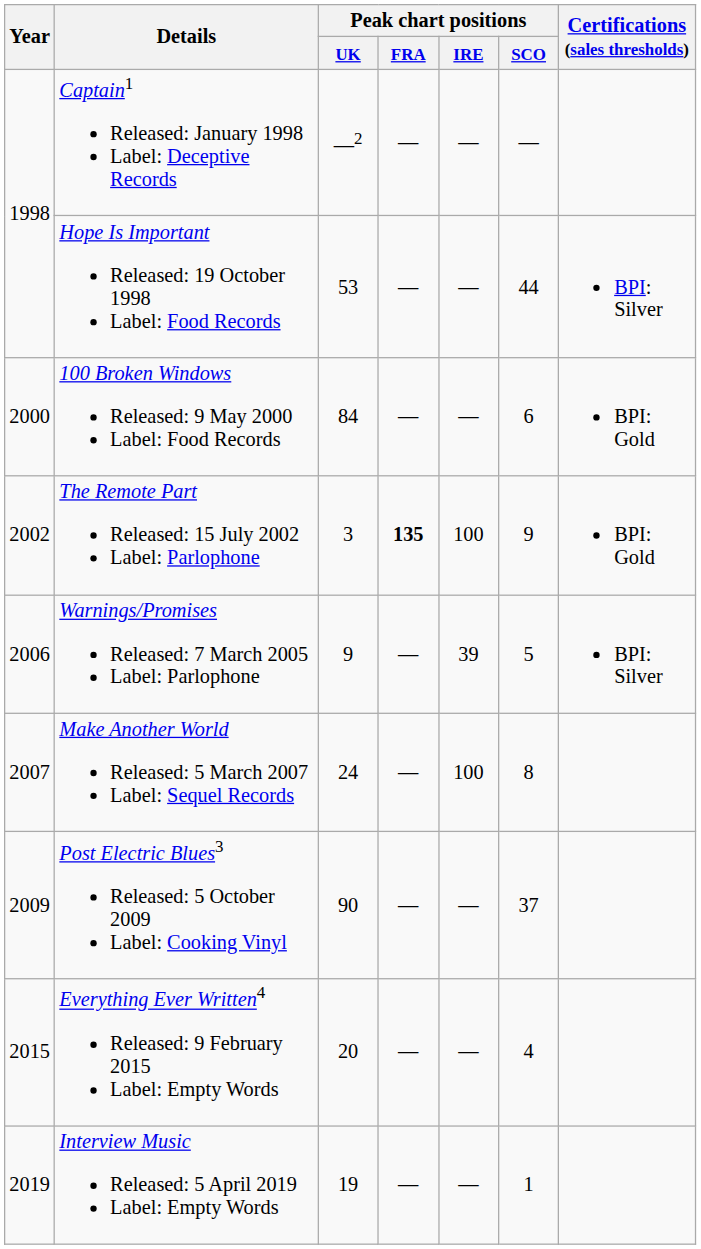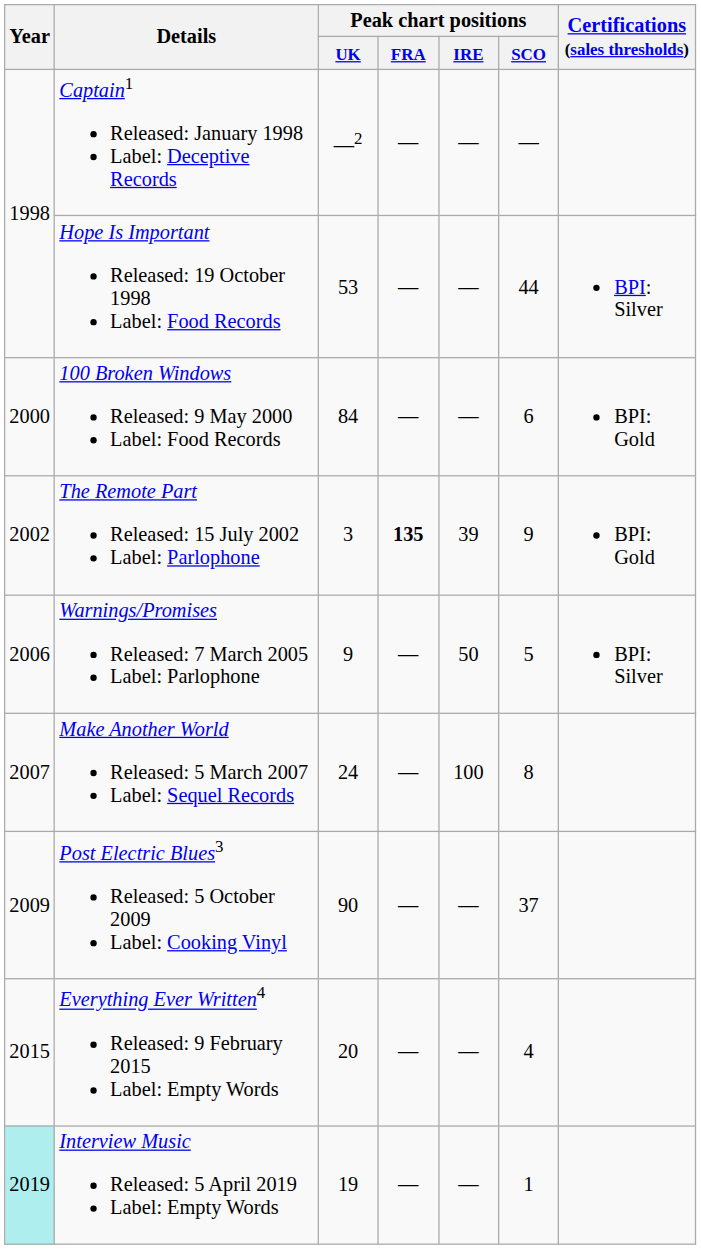(468, 535) 100 -> (468, 535) 39
(468, 653) 39 -> (468, 653) 50
(30, 1184) no background -> (30, 1184) paleturquoise background
